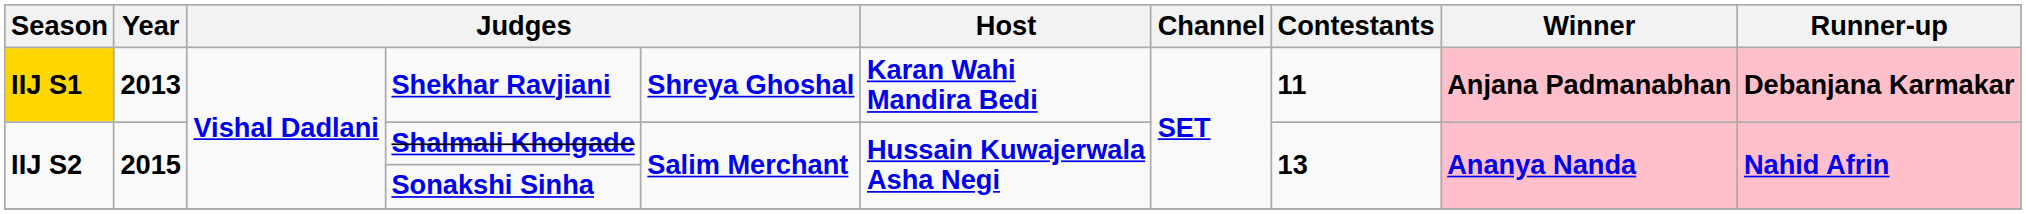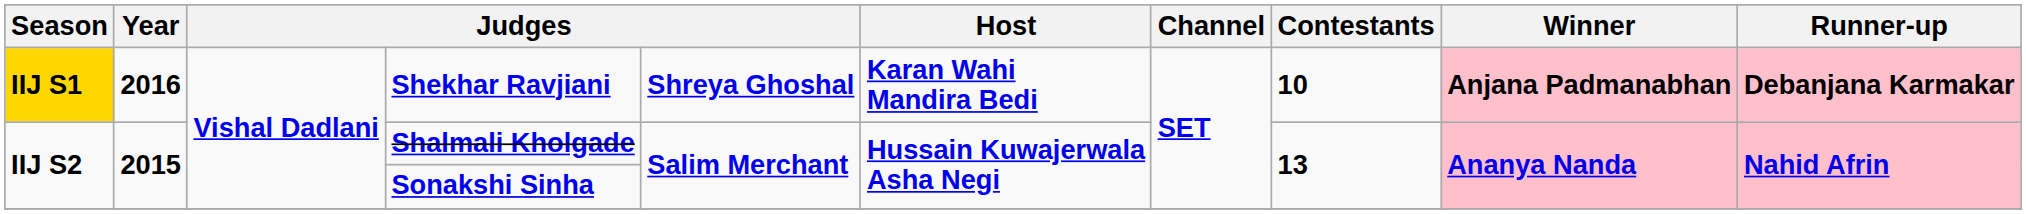(151, 84) 2013 -> (151, 84) 2016
(1292, 84) 11 -> (1293, 84) 10
